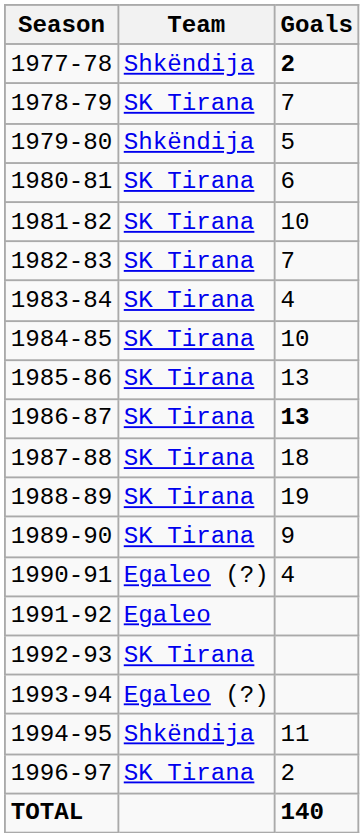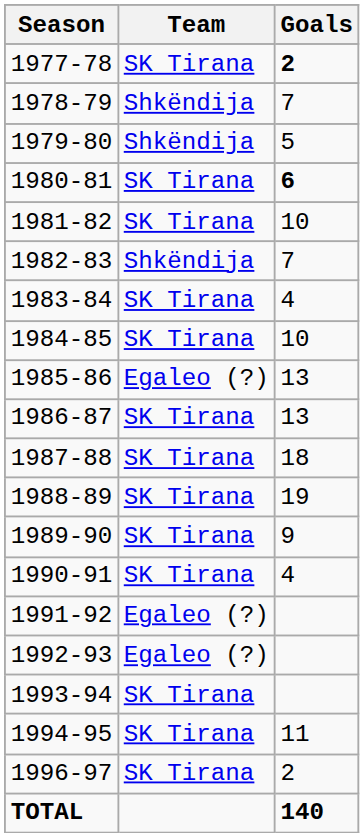(189, 64) Shkëndija -> (189, 64) SK Tirana
(189, 103) SK Tirana -> (189, 103) Shkëndija
(288, 182) normal -> (288, 182) bold
(189, 261) SK Tirana -> (189, 261) Shkëndija
(189, 379) SK Tirana -> (196, 379) Egaleo (?)
(295, 419) bold -> (295, 419) normal
(196, 576) Egaleo (?) -> (189, 576) SK Tirana
(167, 616) Egaleo -> (196, 616) Egaleo (?)
(189, 655) SK Tirana -> (196, 655) Egaleo (?)
(196, 695) Egaleo (?) -> (189, 695) SK Tirana
(189, 734) Shkëndija -> (189, 734) SK Tirana
